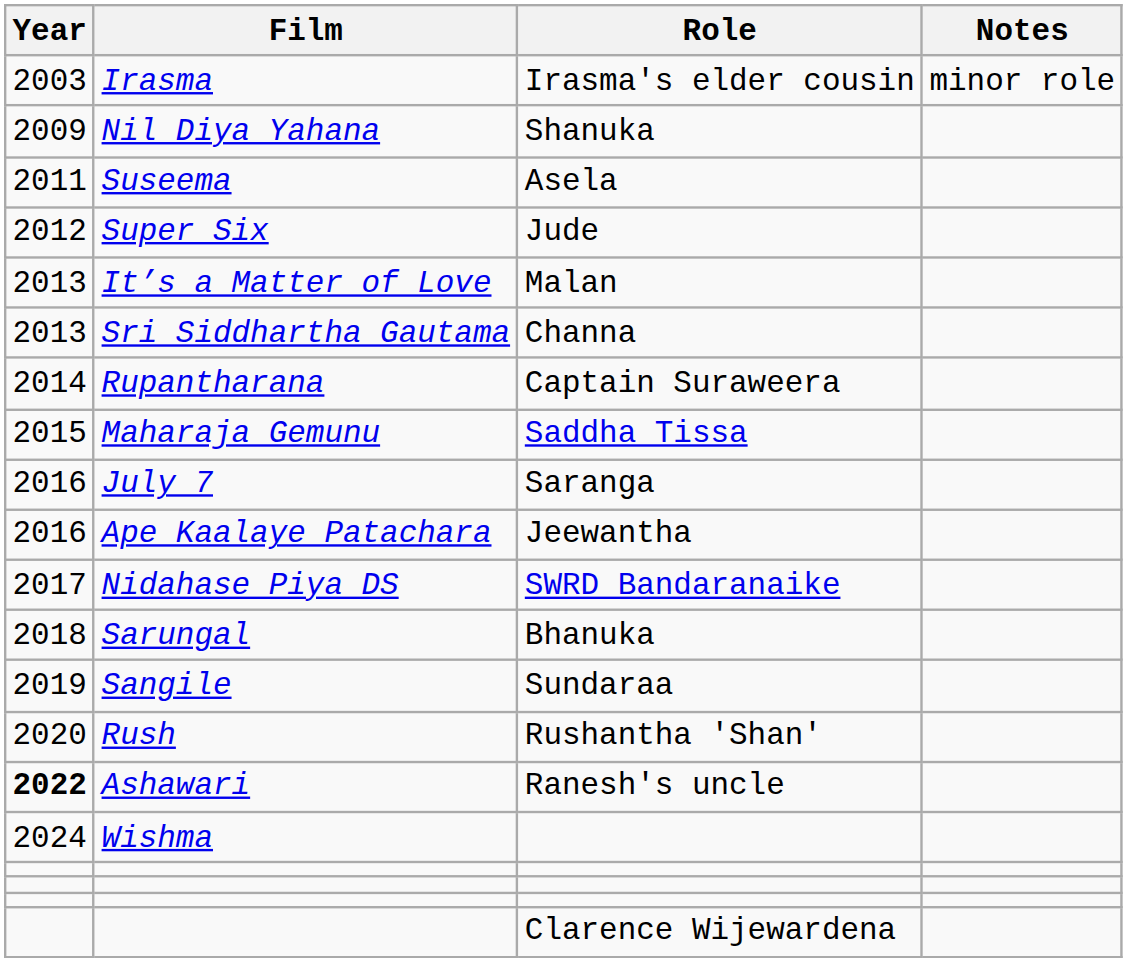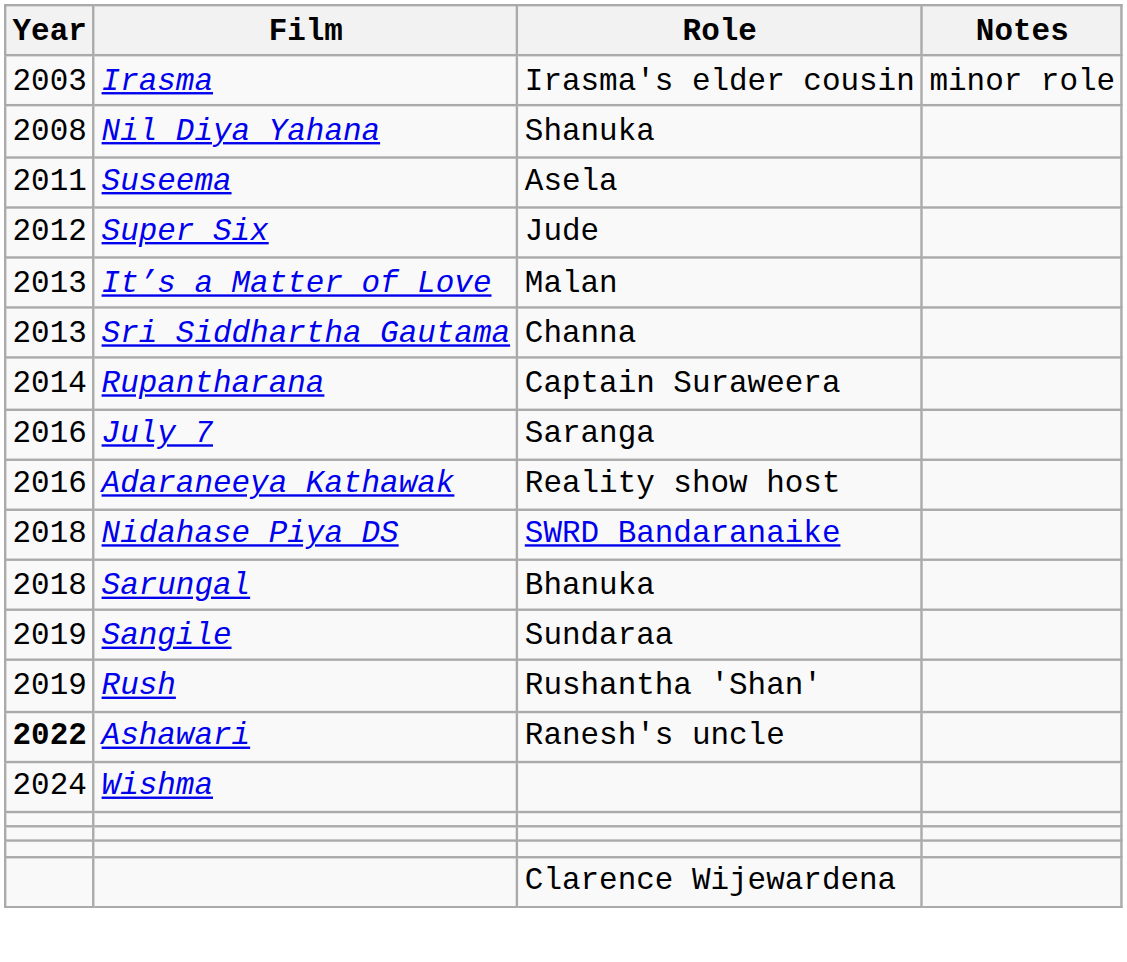(50, 131) 2009 -> (50, 131) 2008
- row: (241, 434)
+ row: (278, 484)
- row: (297, 535)
(50, 585) 2017 -> (50, 535) 2018
(50, 736) 2020 -> (50, 686) 2019
